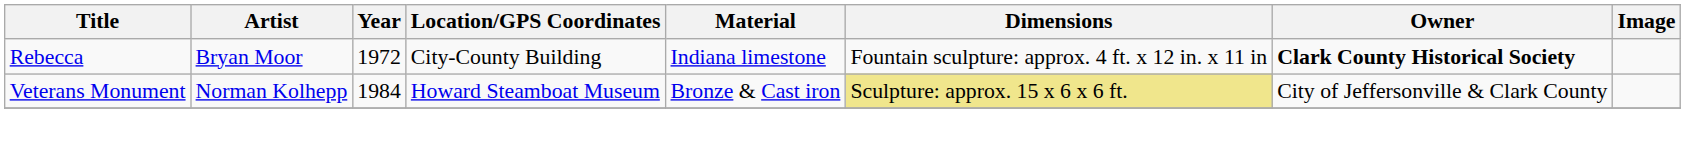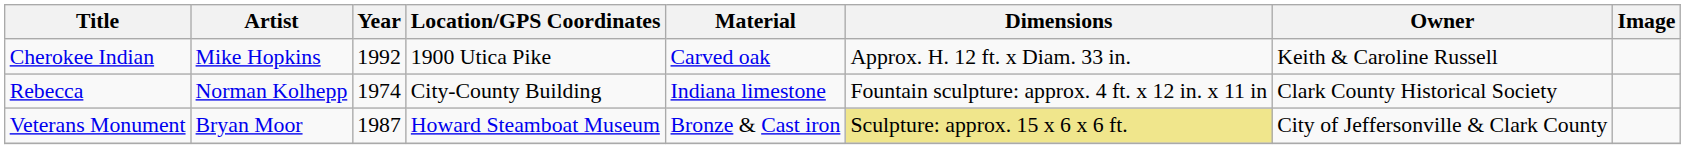+ row: (82, 56)
(249, 56) Bryan Moor -> (271, 90) Norman Kolhepp
(379, 56) 1972 -> (379, 90) 1974
(1426, 56) bold -> (1417, 90) normal
(271, 90) Norman Kolhepp -> (249, 125) Bryan Moor
(379, 90) 1984 -> (379, 125) 1987
